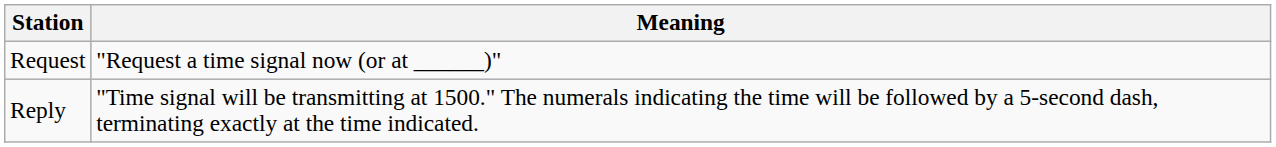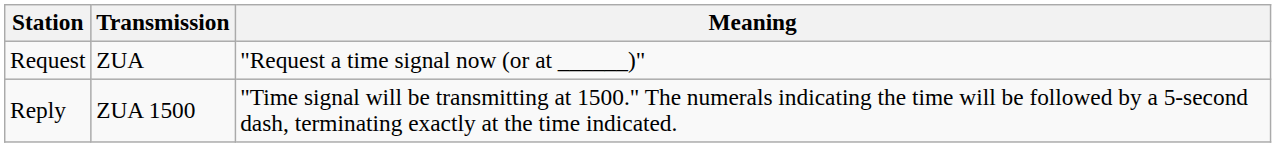+ column: (163, 23)
